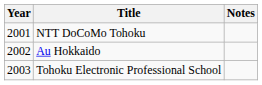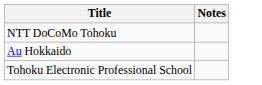- column: (19, 13)
